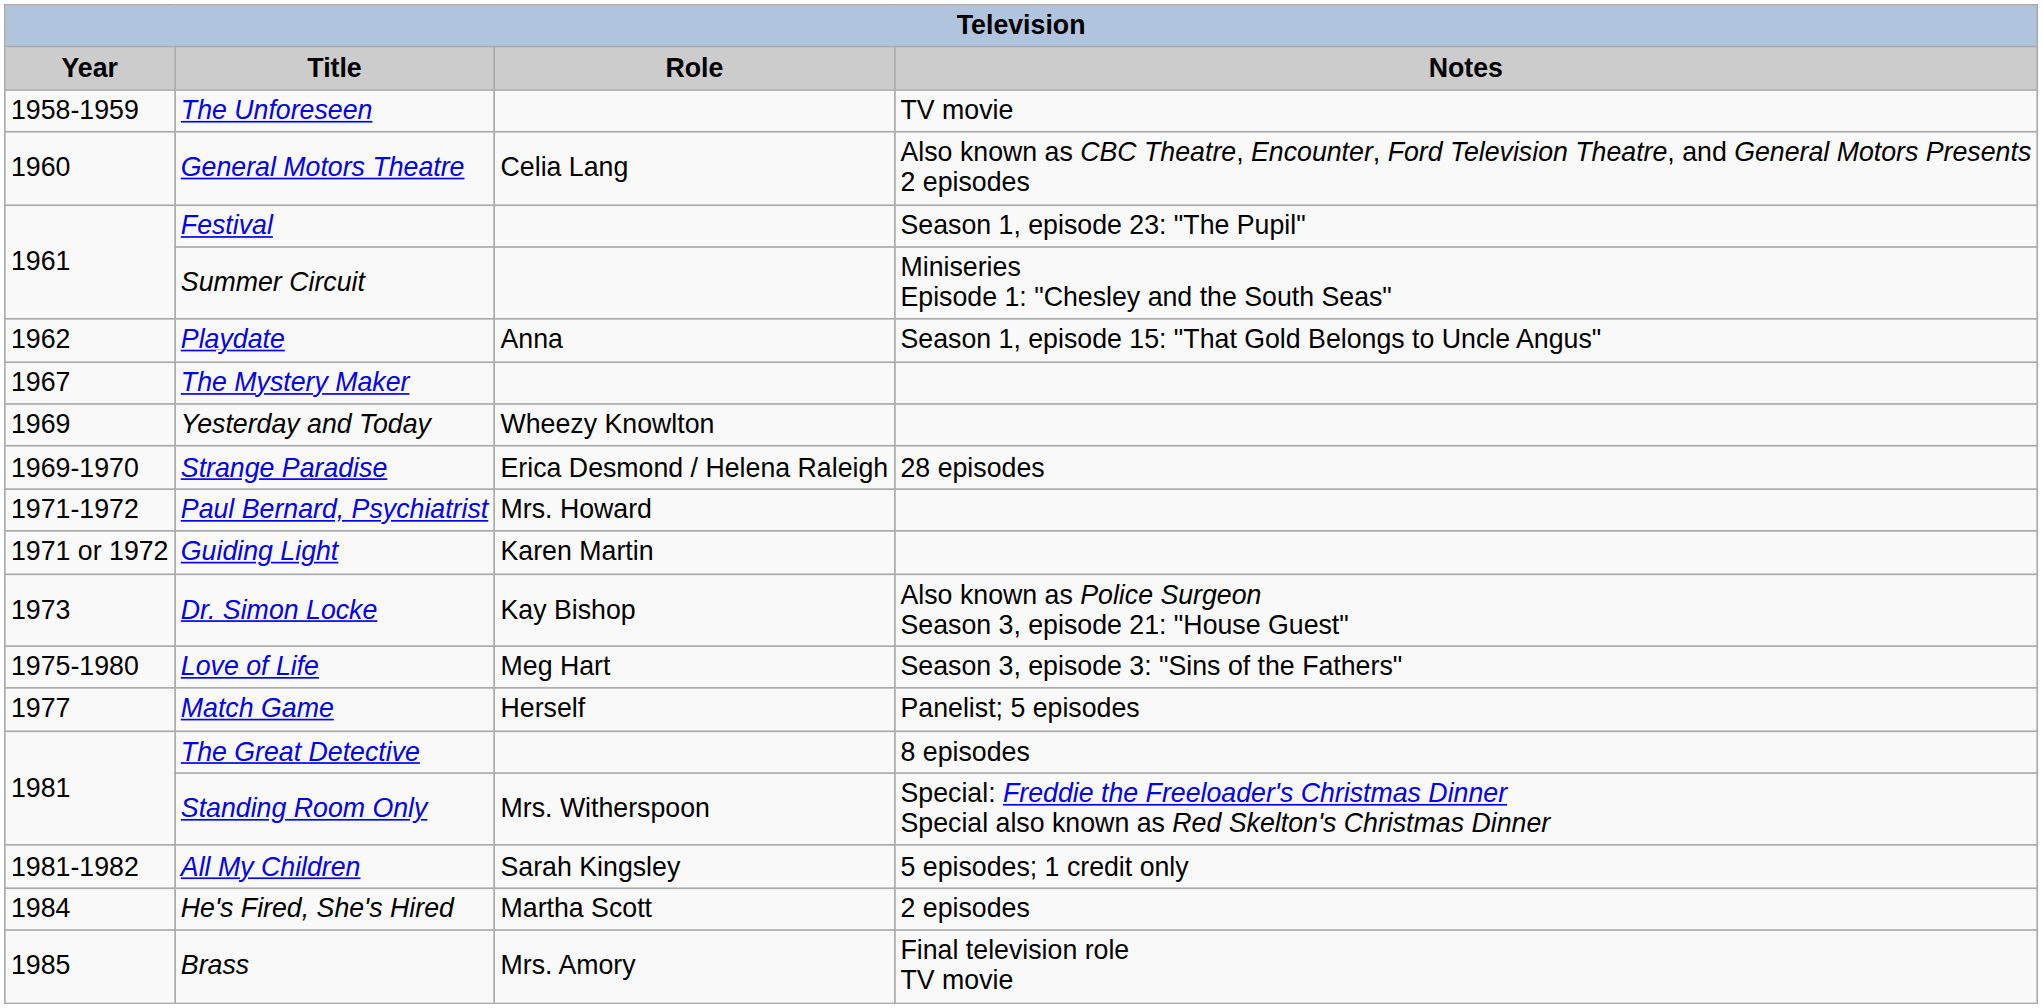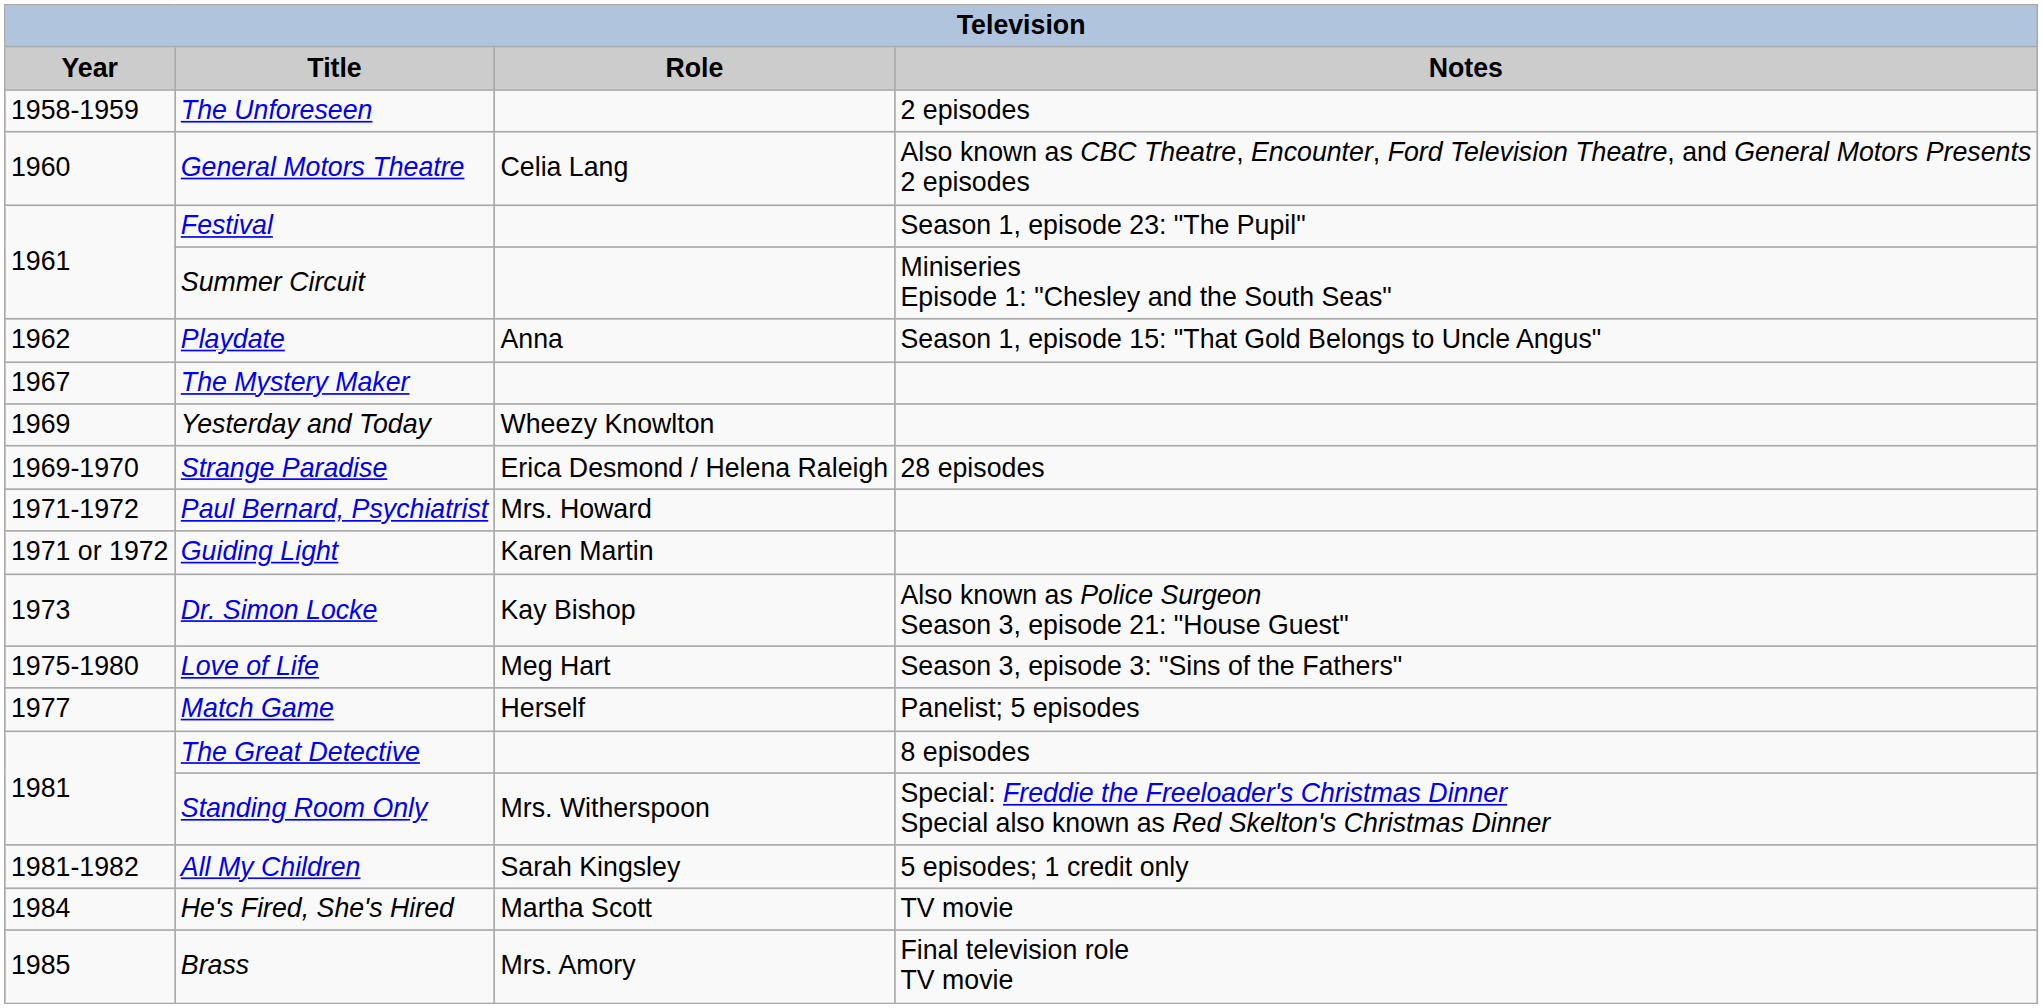(957, 110) TV movie -> (965, 110) 2 episodes
(965, 908) 2 episodes -> (957, 908) TV movie
